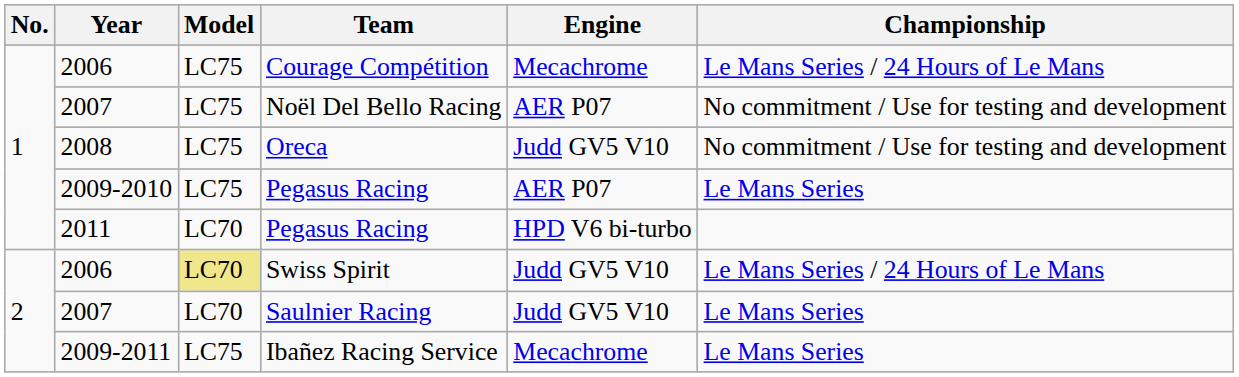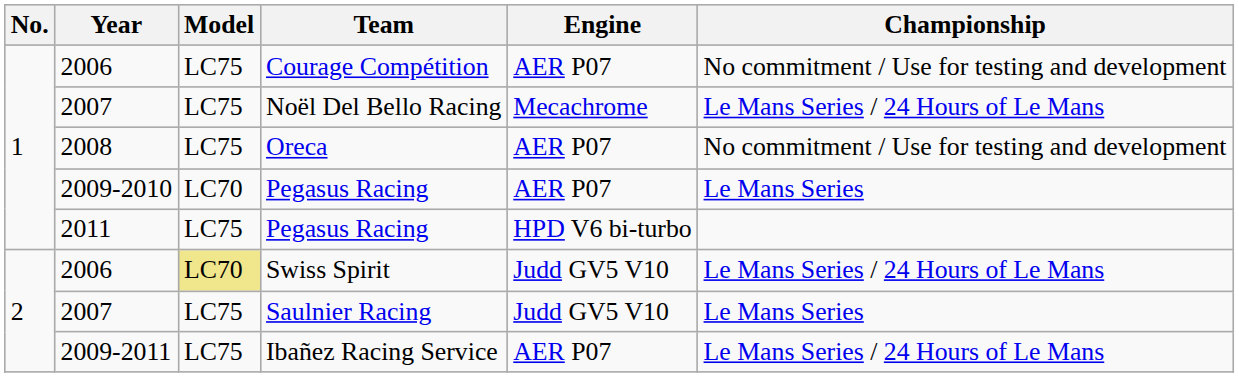(580, 65) Mecachrome -> (562, 65) AER P07
(904, 65) Le Mans Series / 24 Hours of Le Mans -> (965, 65) No commitment / Use for testing and development
(562, 106) AER P07 -> (580, 106) Mecachrome
(965, 106) No commitment / Use for testing and development -> (904, 106) Le Mans Series / 24 Hours of Le Mans
(591, 147) Judd GV5 V10 -> (562, 147) AER P07
(213, 188) LC75 -> (213, 188) LC70
(213, 229) LC70 -> (213, 229) LC75
(213, 310) LC70 -> (213, 310) LC75
(580, 351) Mecachrome -> (562, 351) AER P07
(784, 351) Le Mans Series -> (904, 351) Le Mans Series / 24 Hours of Le Mans
